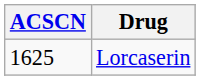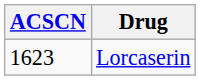(32, 57) 1625 -> (32, 57) 1623
